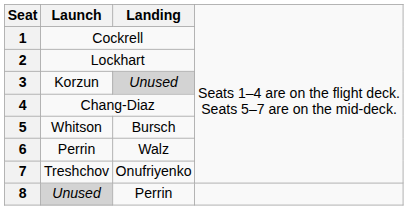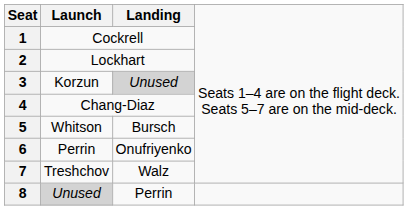(154, 149) Walz -> (154, 149) Onufriyenko
(154, 171) Onufriyenko -> (154, 171) Walz
